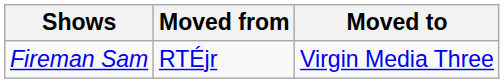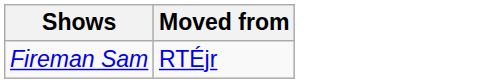- column: (397, 22)
